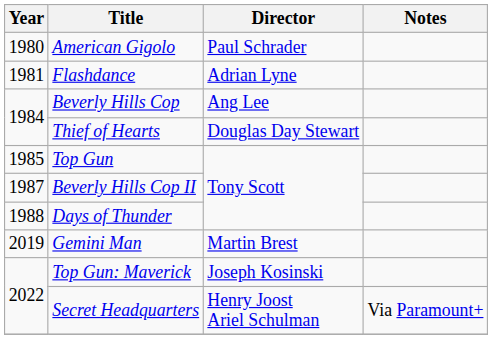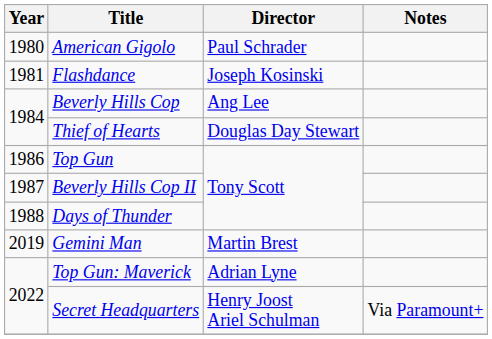(252, 74) Adrian Lyne -> (265, 74) Joseph Kosinski
(26, 159) 1985 -> (26, 159) 1986
(265, 272) Joseph Kosinski -> (252, 272) Adrian Lyne
